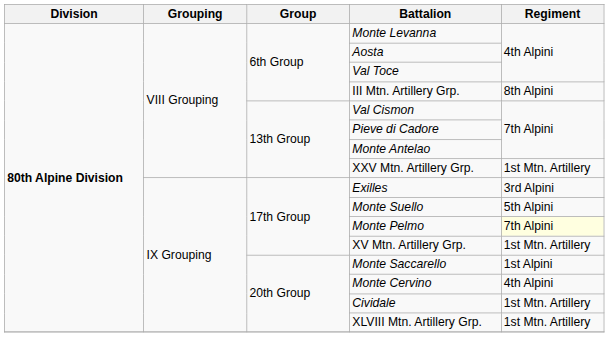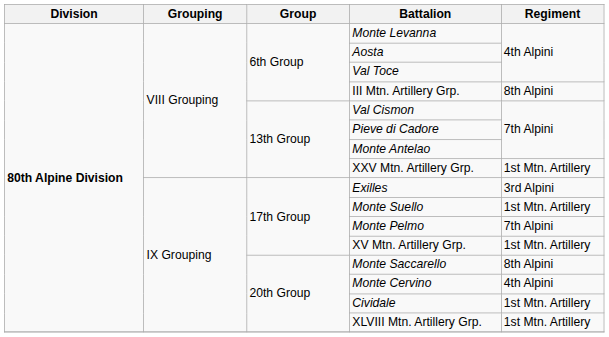(529, 206) 5th Alpini -> (547, 206) 1st Mtn. Artillery
(529, 226) lightyellow background -> (529, 226) no background
(528, 264) 1st Alpini -> (529, 264) 8th Alpini
